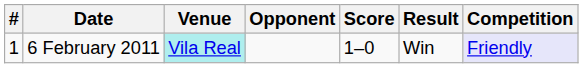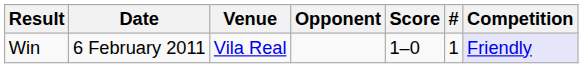columns swapped: (14, 18) <-> (431, 18)
(205, 47) paleturquoise background -> (250, 47) no background
